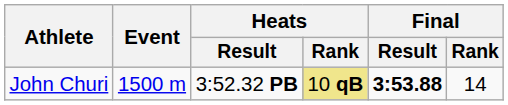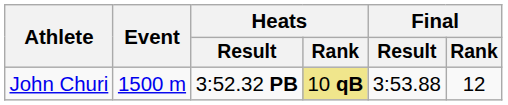(407, 84) bold -> (407, 84) normal
(475, 84) 14 -> (474, 84) 12
